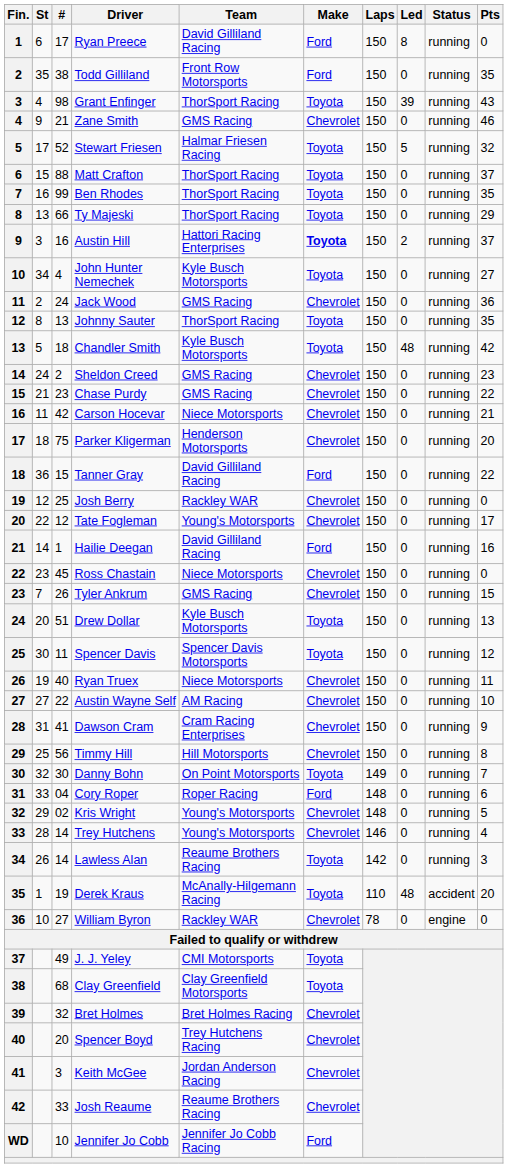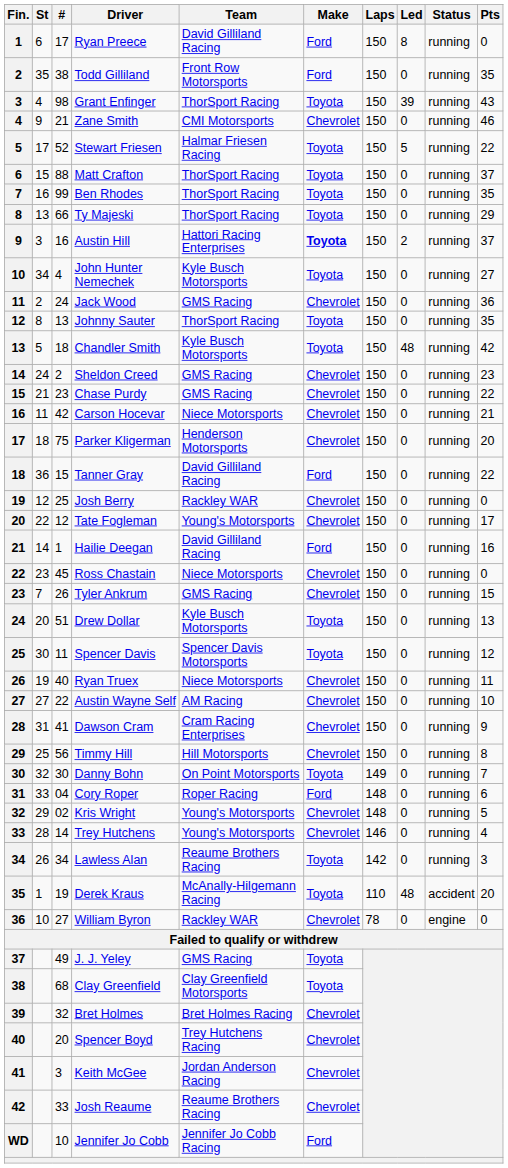(217, 121) GMS Racing -> (228, 121) CMI Motorsports
(487, 148) 32 -> (487, 148) 22
(62, 860) 14 -> (62, 860) 34
(228, 959) CMI Motorsports -> (217, 959) GMS Racing
